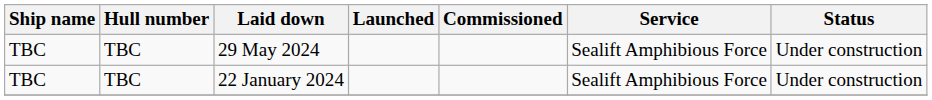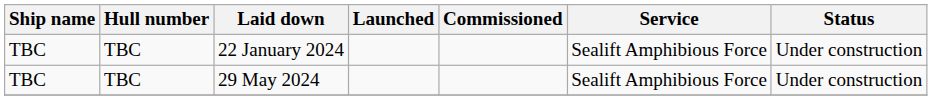rows swapped: (281, 79) <-> (269, 49)
